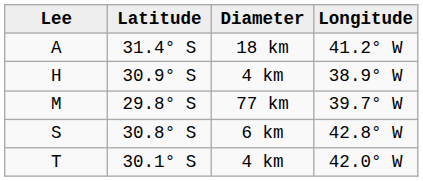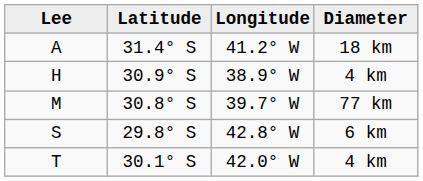columns swapped: (366, 19) <-> (263, 19)
(159, 105) 29.8° S -> (159, 105) 30.8° S
(159, 133) 30.8° S -> (159, 133) 29.8° S
